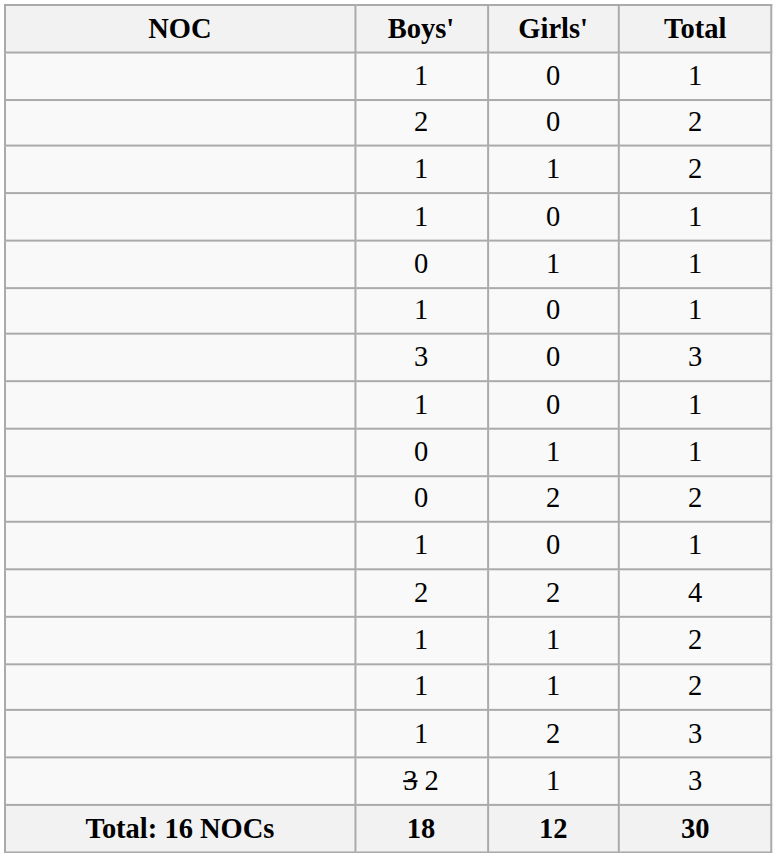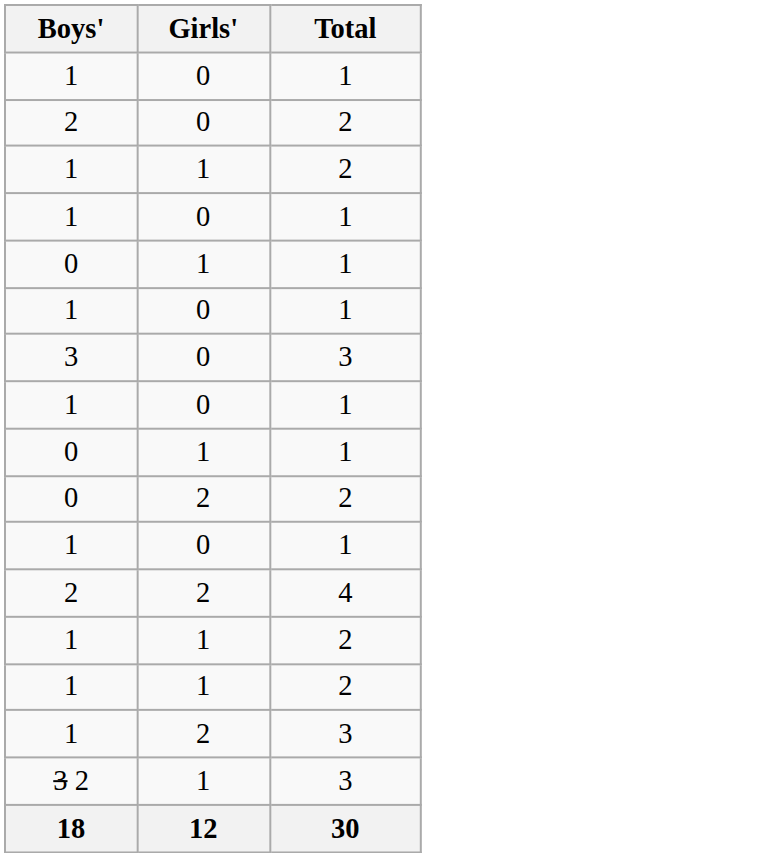- column: (180, 28)
